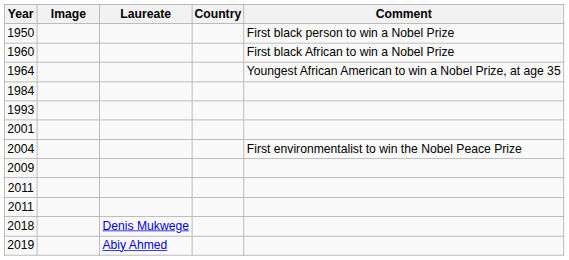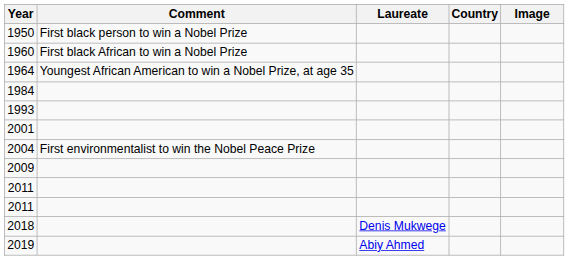columns swapped: (68, 14) <-> (404, 14)
